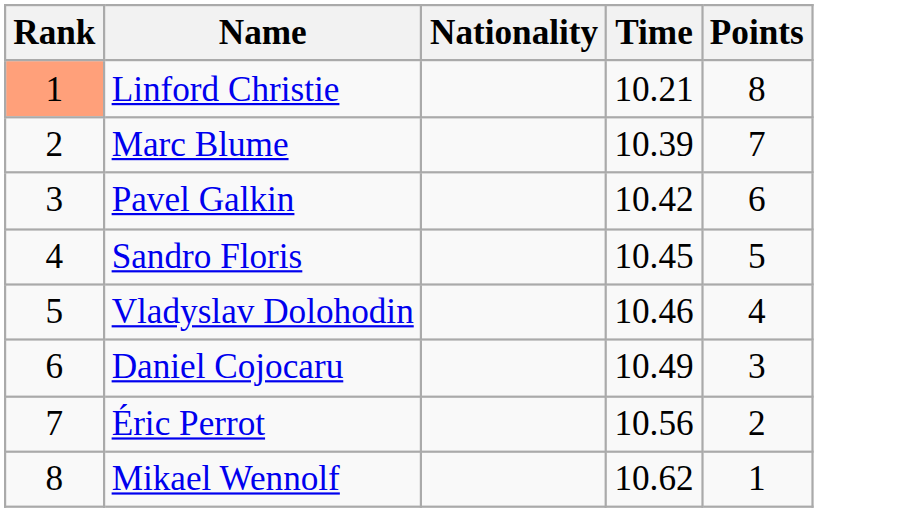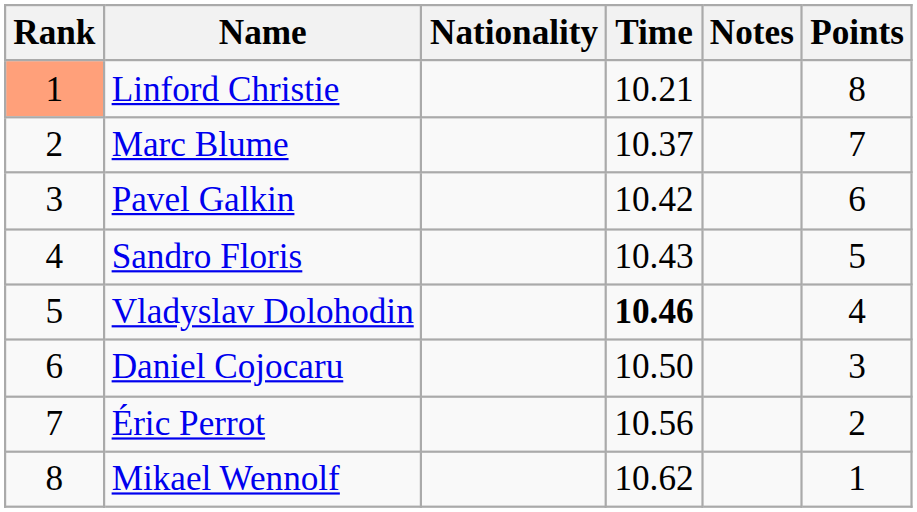+ column: (752, 32)
(654, 144) 10.39 -> (654, 144) 10.37
(654, 255) 10.45 -> (654, 255) 10.43
(654, 311) normal -> (654, 311) bold
(654, 367) 10.49 -> (654, 367) 10.50
